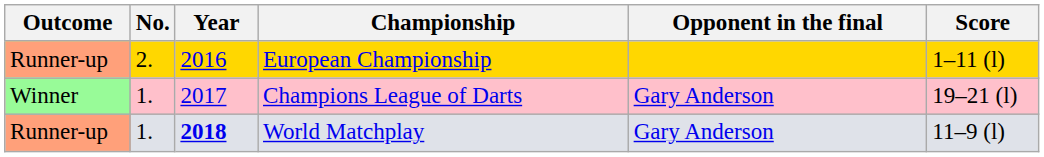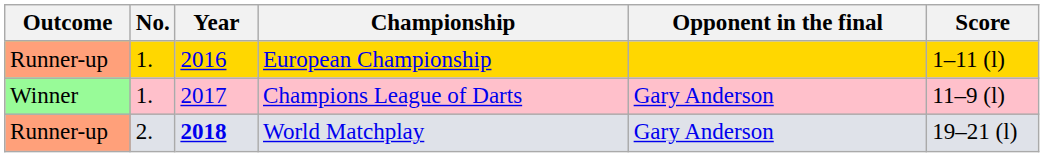(144, 59) 2. -> (144, 59) 1.
(975, 95) 19–21 (l) -> (969, 95) 11–9 (l)
(144, 132) 1. -> (144, 132) 2.
(969, 132) 11–9 (l) -> (975, 132) 19–21 (l)
